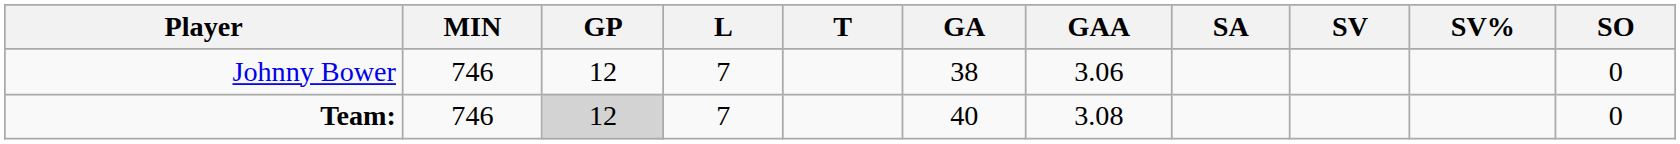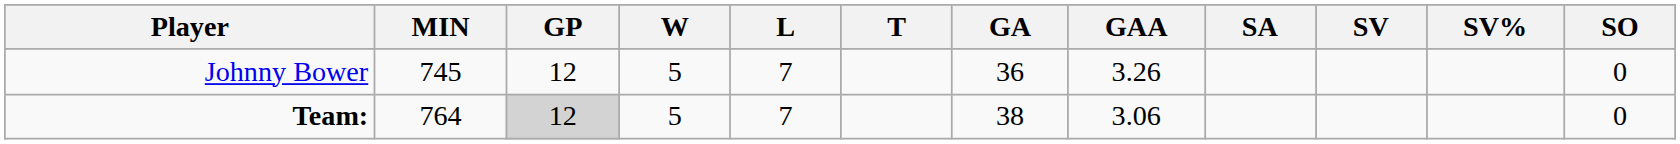+ column: (675, 26)
(472, 71) 746 -> (441, 71) 745
(964, 71) 38 -> (1010, 71) 36
(1099, 71) 3.06 -> (1136, 71) 3.26
(472, 116) 746 -> (441, 116) 764
(964, 116) 40 -> (1010, 116) 38
(1099, 116) 3.08 -> (1136, 116) 3.06
